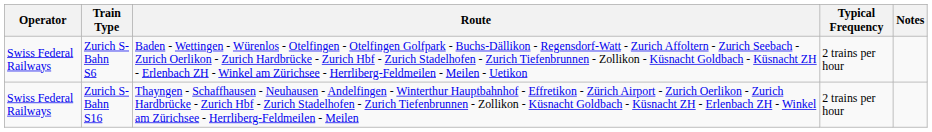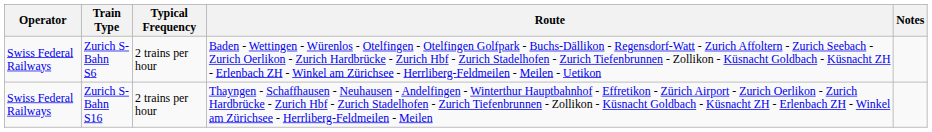columns swapped: (476, 20) <-> (856, 20)
